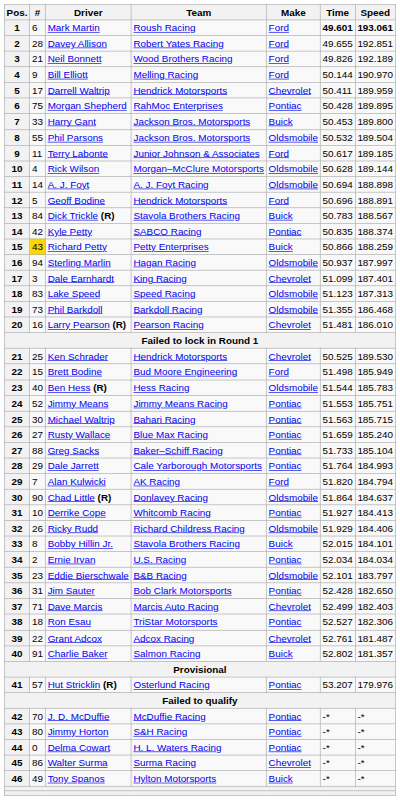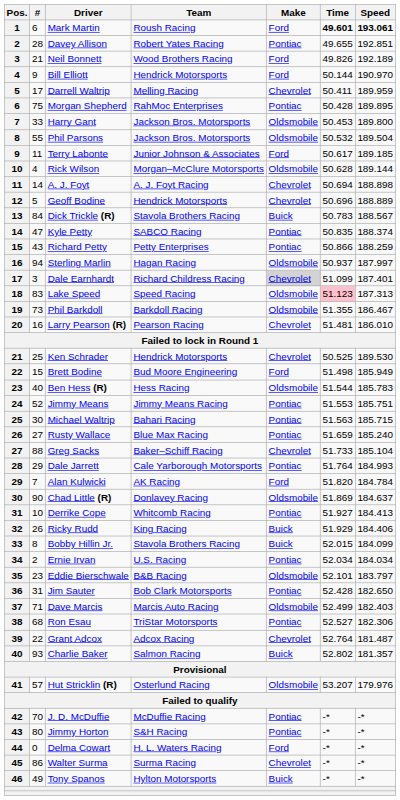(279, 44) Ford -> (285, 44) Pontiac
(166, 75) Melling Racing -> (180, 75) Hendrick Motorsports
(180, 91) Hendrick Motorsports -> (166, 91) Melling Racing
(281, 122) Buick -> (293, 122) Oldsmobile
(293, 184) Oldsmobile -> (290, 184) Chevrolet
(279, 200) Ford -> (290, 200) Chevrolet
(375, 200) 188.891 -> (375, 200) 188.889
(38, 231) 42 -> (38, 231) 47
(38, 247) gold background -> (38, 247) no background
(281, 247) Buick -> (285, 247) Pontiac
(160, 278) King Racing -> (189, 278) Richard Childress Racing
(290, 278) no background -> (290, 278) lightgrey background
(338, 294) no background -> (338, 294) pink background
(375, 310) 186.468 -> (375, 310) 186.467
(285, 450) Pontiac -> (290, 450) Chevrolet
(375, 482) 184.794 -> (375, 482) 184.784
(338, 497) 51.864 -> (338, 497) 51.869
(189, 528) Richard Childress Racing -> (160, 528) King Racing
(293, 528) Oldsmobile -> (281, 528) Buick
(375, 544) 184.101 -> (375, 544) 184.099
(290, 607) Chevrolet -> (293, 607) Oldsmobile
(38, 622) 18 -> (38, 622) 68
(338, 638) 52.761 -> (338, 638) 52.764
(38, 654) 91 -> (38, 654) 93
(285, 685) Pontiac -> (293, 685) Oldsmobile
(285, 747) Pontiac -> (279, 747) Ford
